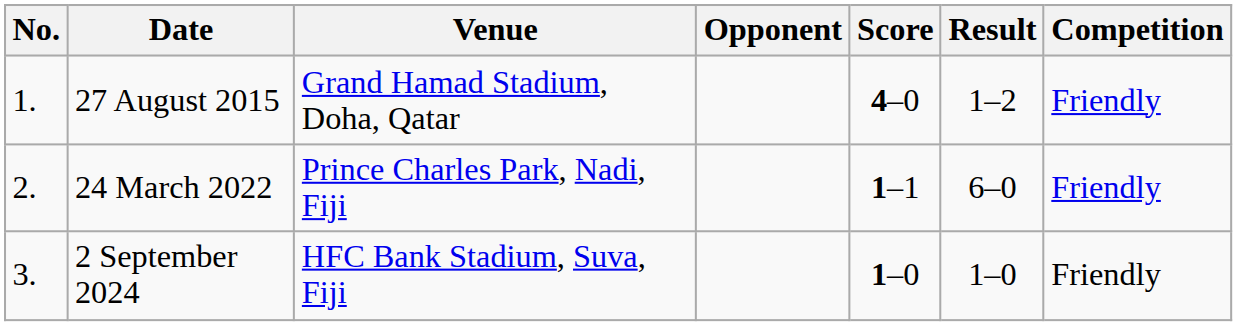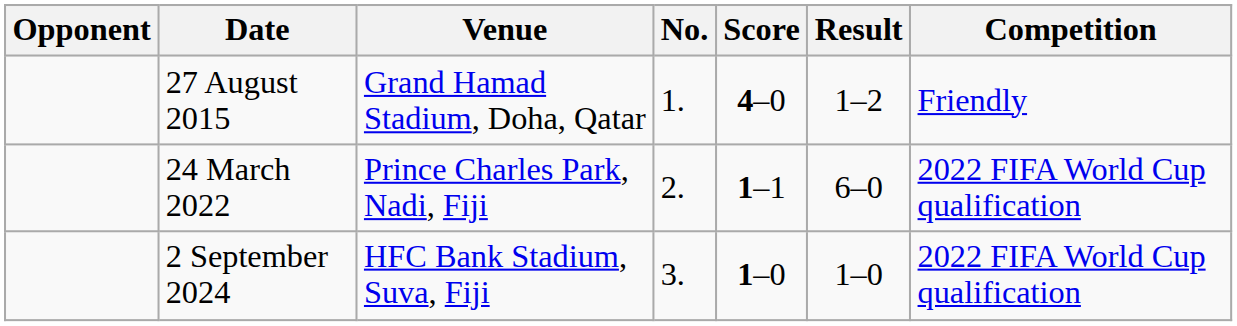columns swapped: (36, 30) <-> (773, 30)
(1106, 187) Friendly -> (1062, 187) 2022 FIFA World Cup qualification
(1106, 274) Friendly -> (1062, 274) 2022 FIFA World Cup qualification
